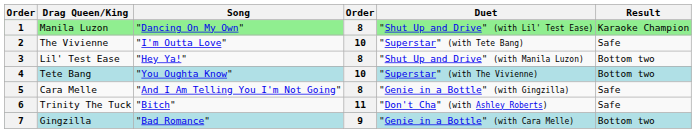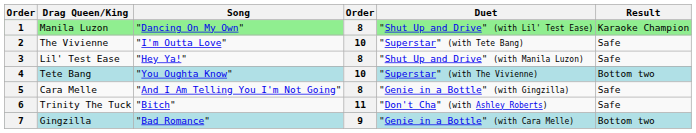(626, 58) Bottom two -> (609, 58) Safe
